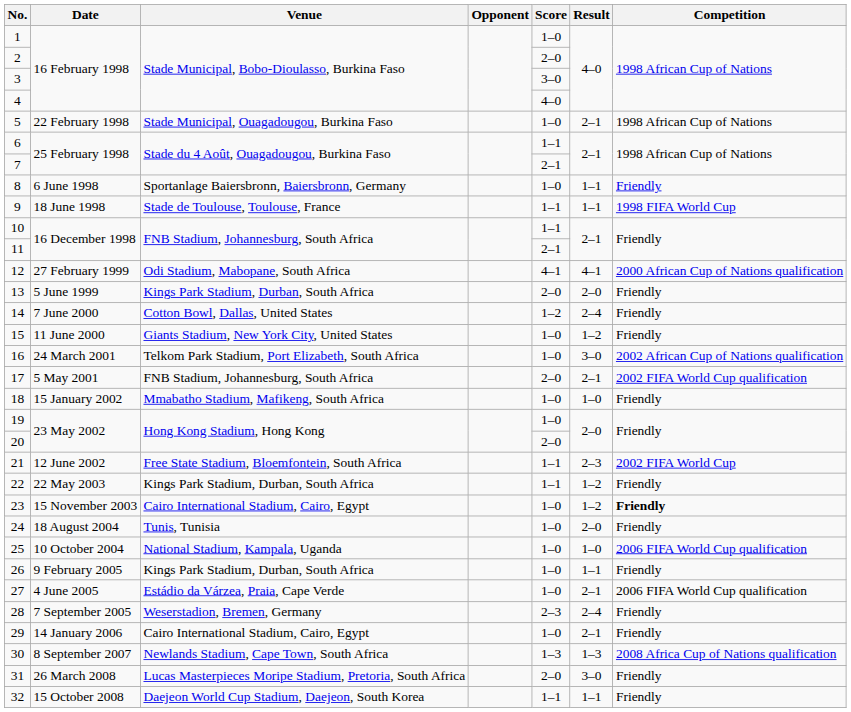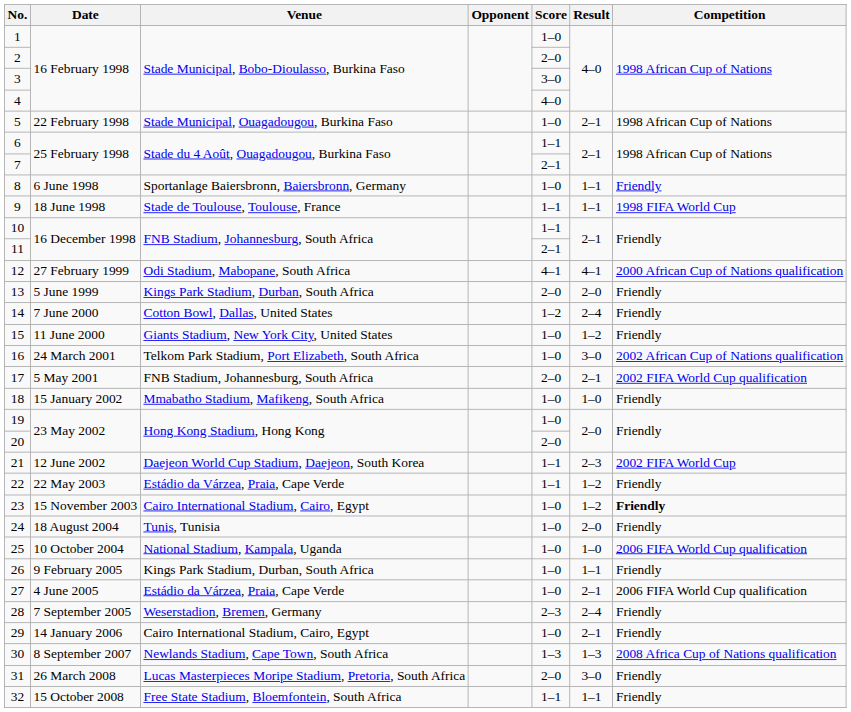(272, 462) Free State Stadium, Bloemfontein, South Africa -> (284, 462) Daejeon World Cup Stadium, Daejeon, South Korea
(259, 484) Kings Park Stadium, Durban, South Africa -> (244, 484) Estádio da Várzea, Praia, Cape Verde
(284, 697) Daejeon World Cup Stadium, Daejeon, South Korea -> (272, 697) Free State Stadium, Bloemfontein, South Africa
